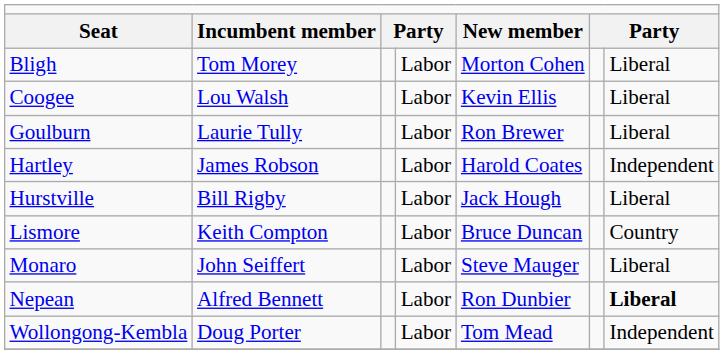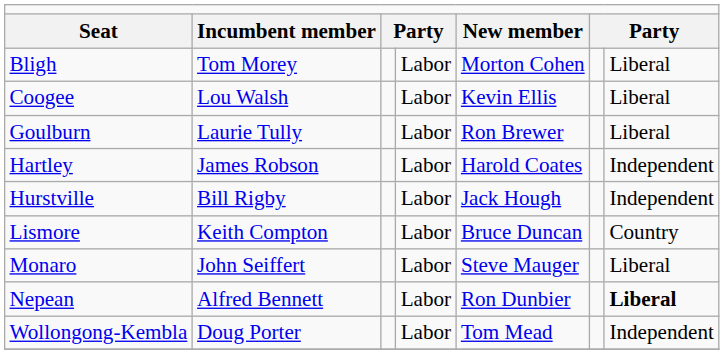(640, 198) Liberal -> (662, 198) Independent
